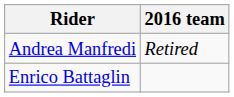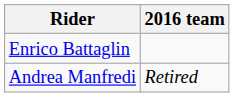rows swapped: (69, 77) <-> (72, 48)
